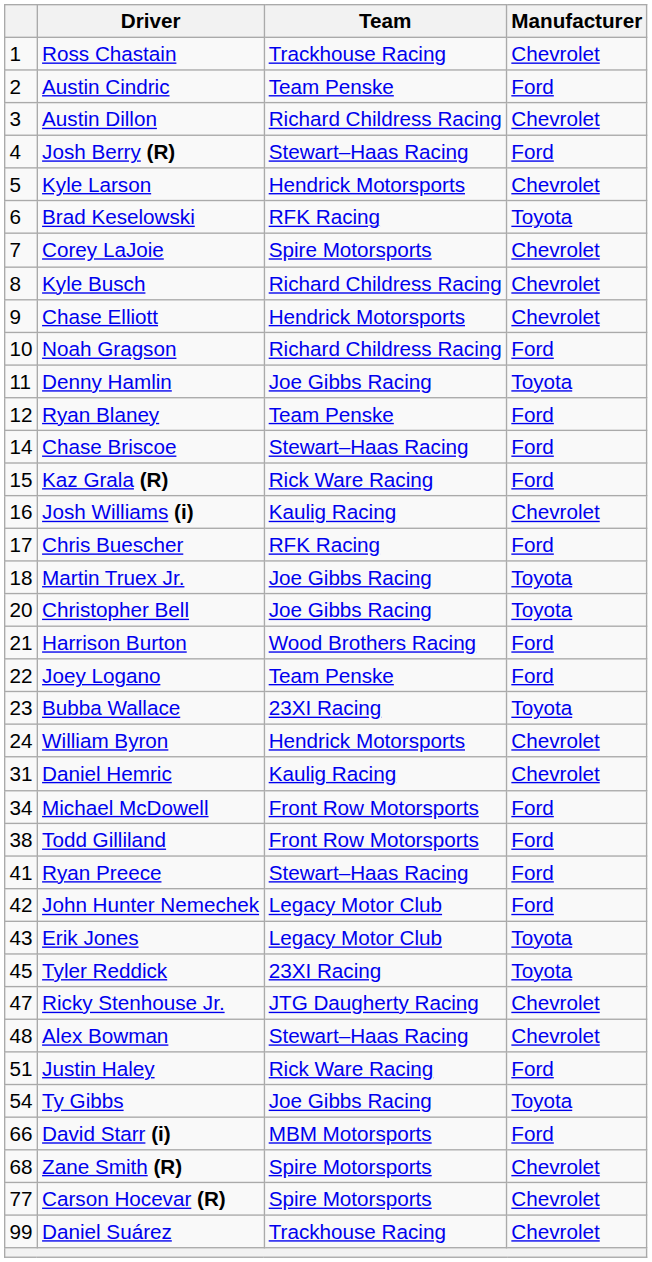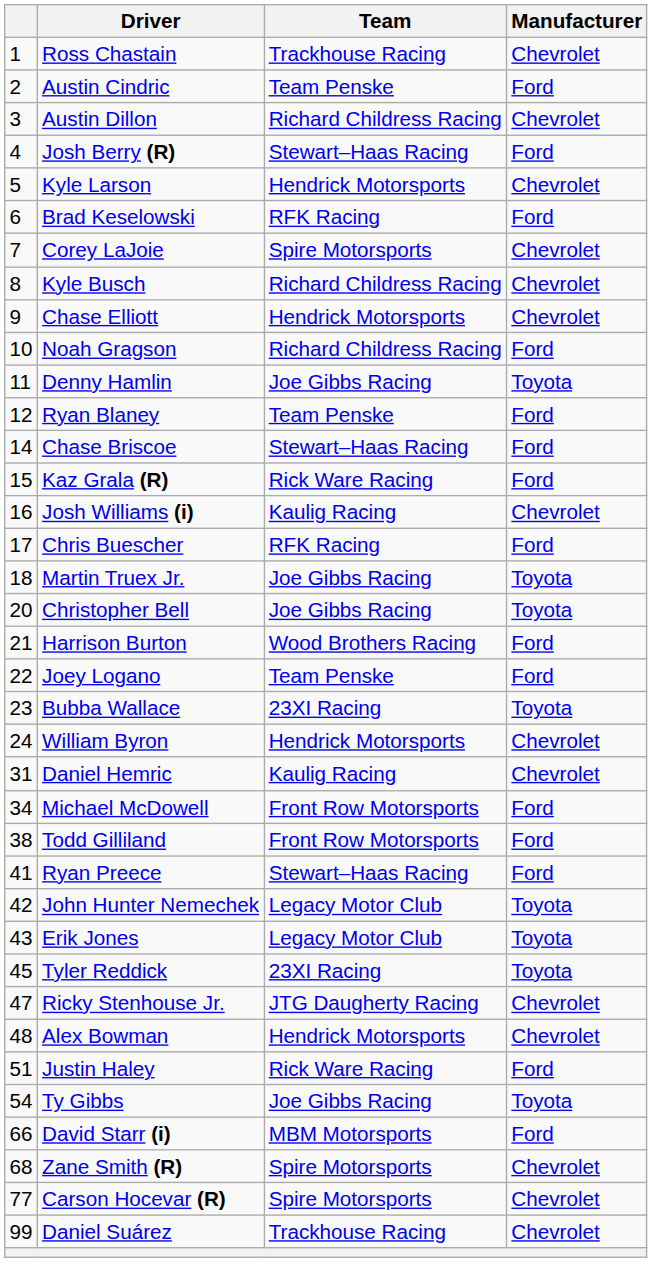(542, 218) Toyota -> (533, 218) Ford
(533, 905) Ford -> (542, 905) Toyota
(369, 1036) Stewart–Haas Racing -> (367, 1036) Hendrick Motorsports
